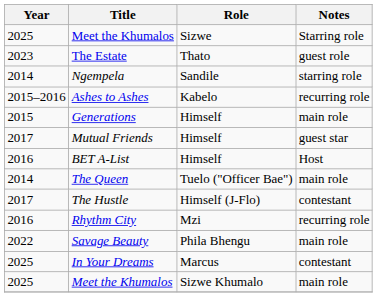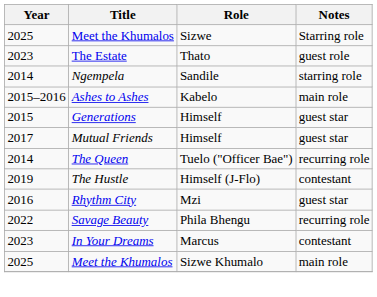(334, 96) recurring role -> (323, 96) main role
(323, 117) main role -> (323, 117) guest star
- row: (100, 158)
(323, 179) main role -> (334, 158) recurring role
(20, 199) 2017 -> (20, 179) 2019
(334, 220) recurring role -> (323, 199) guest star
(323, 240) main role -> (334, 220) recurring role
(20, 261) 2025 -> (20, 240) 2023
